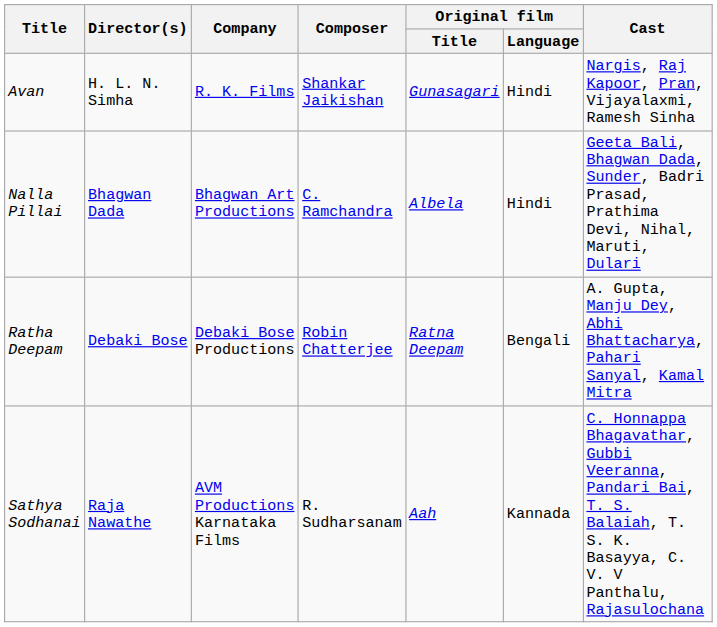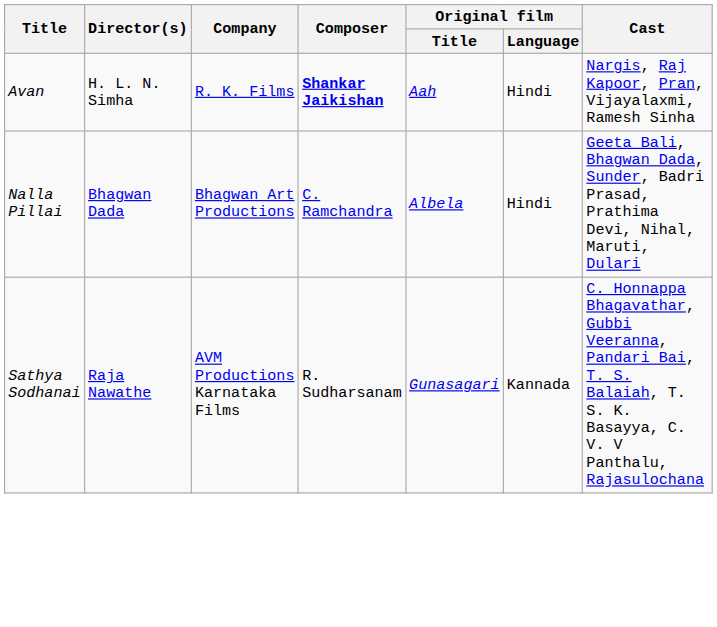(343, 92) normal -> (343, 92) bold
(454, 92) Gunasagari -> (423, 92) Aah
- row: (35, 341)
(423, 514) Aah -> (454, 385) Gunasagari
